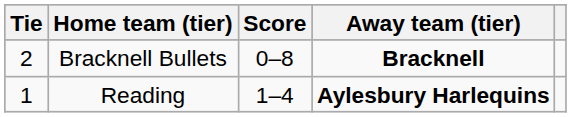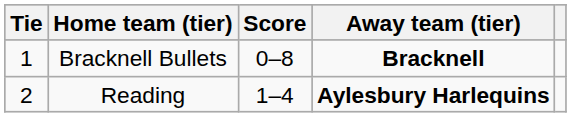(26, 58) 2 -> (26, 58) 1
(26, 94) 1 -> (26, 94) 2
